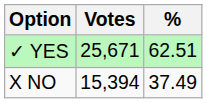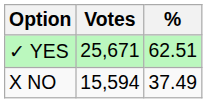(110, 82) 15,394 -> (110, 82) 15,594
